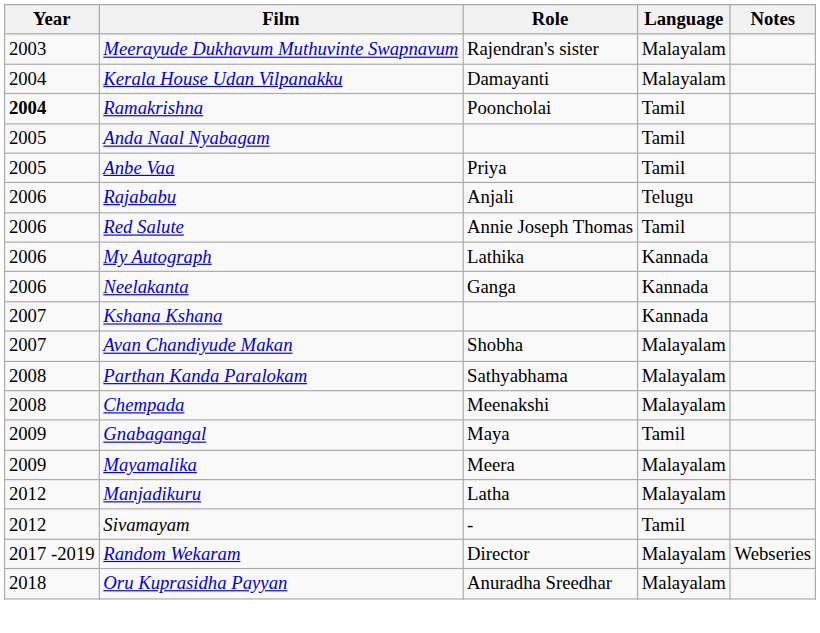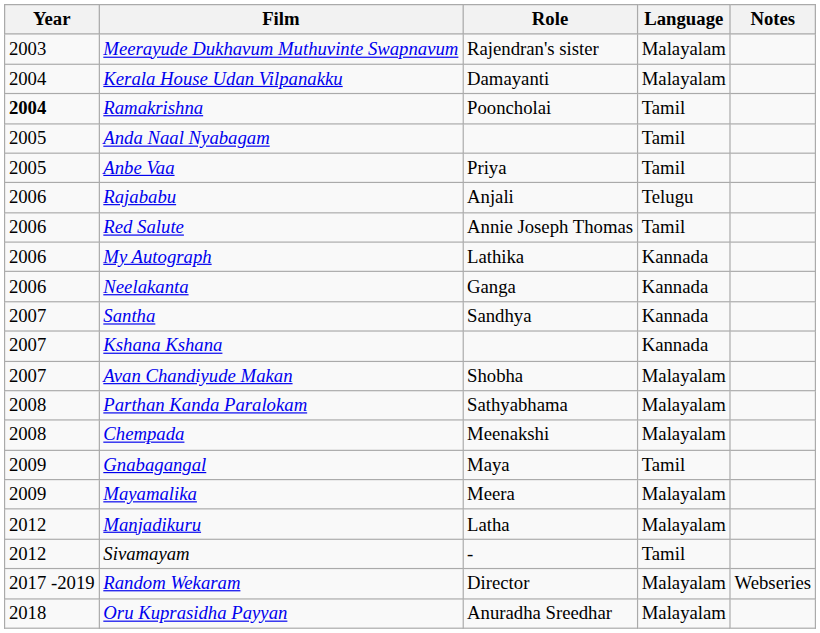+ row: (129, 316)
